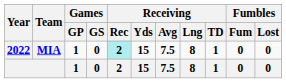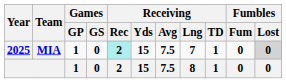(19, 50) 2022 -> (19, 50) 2025
(192, 50) 8 -> (192, 50) 7
(268, 50) no background -> (268, 50) lightgrey background
